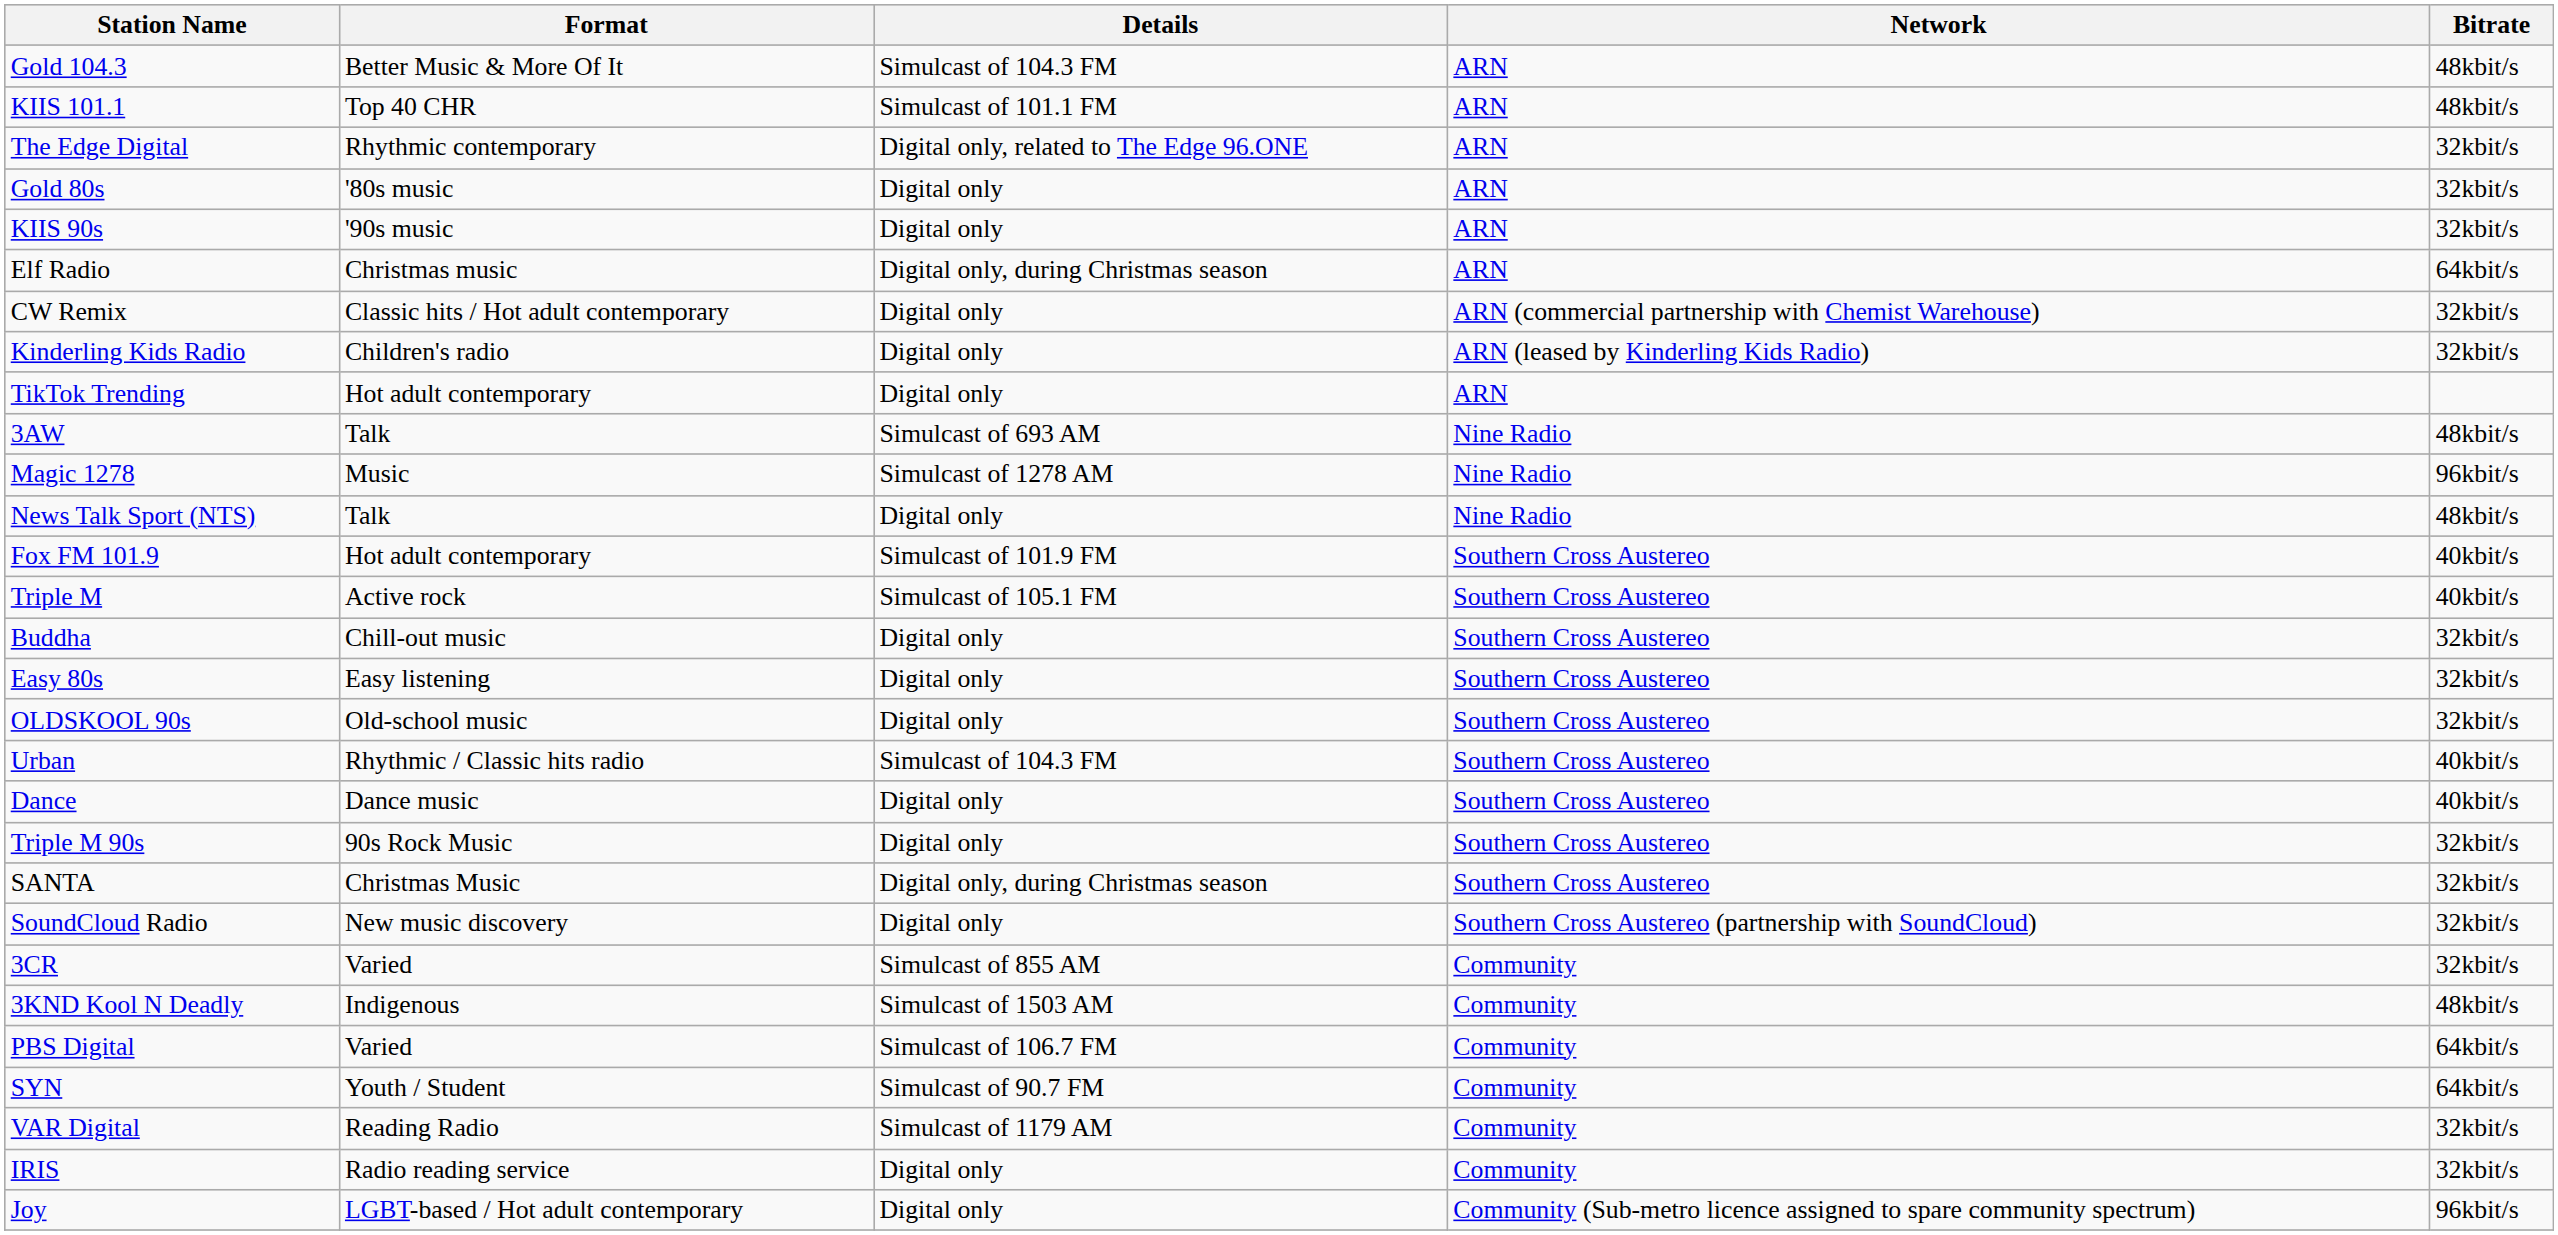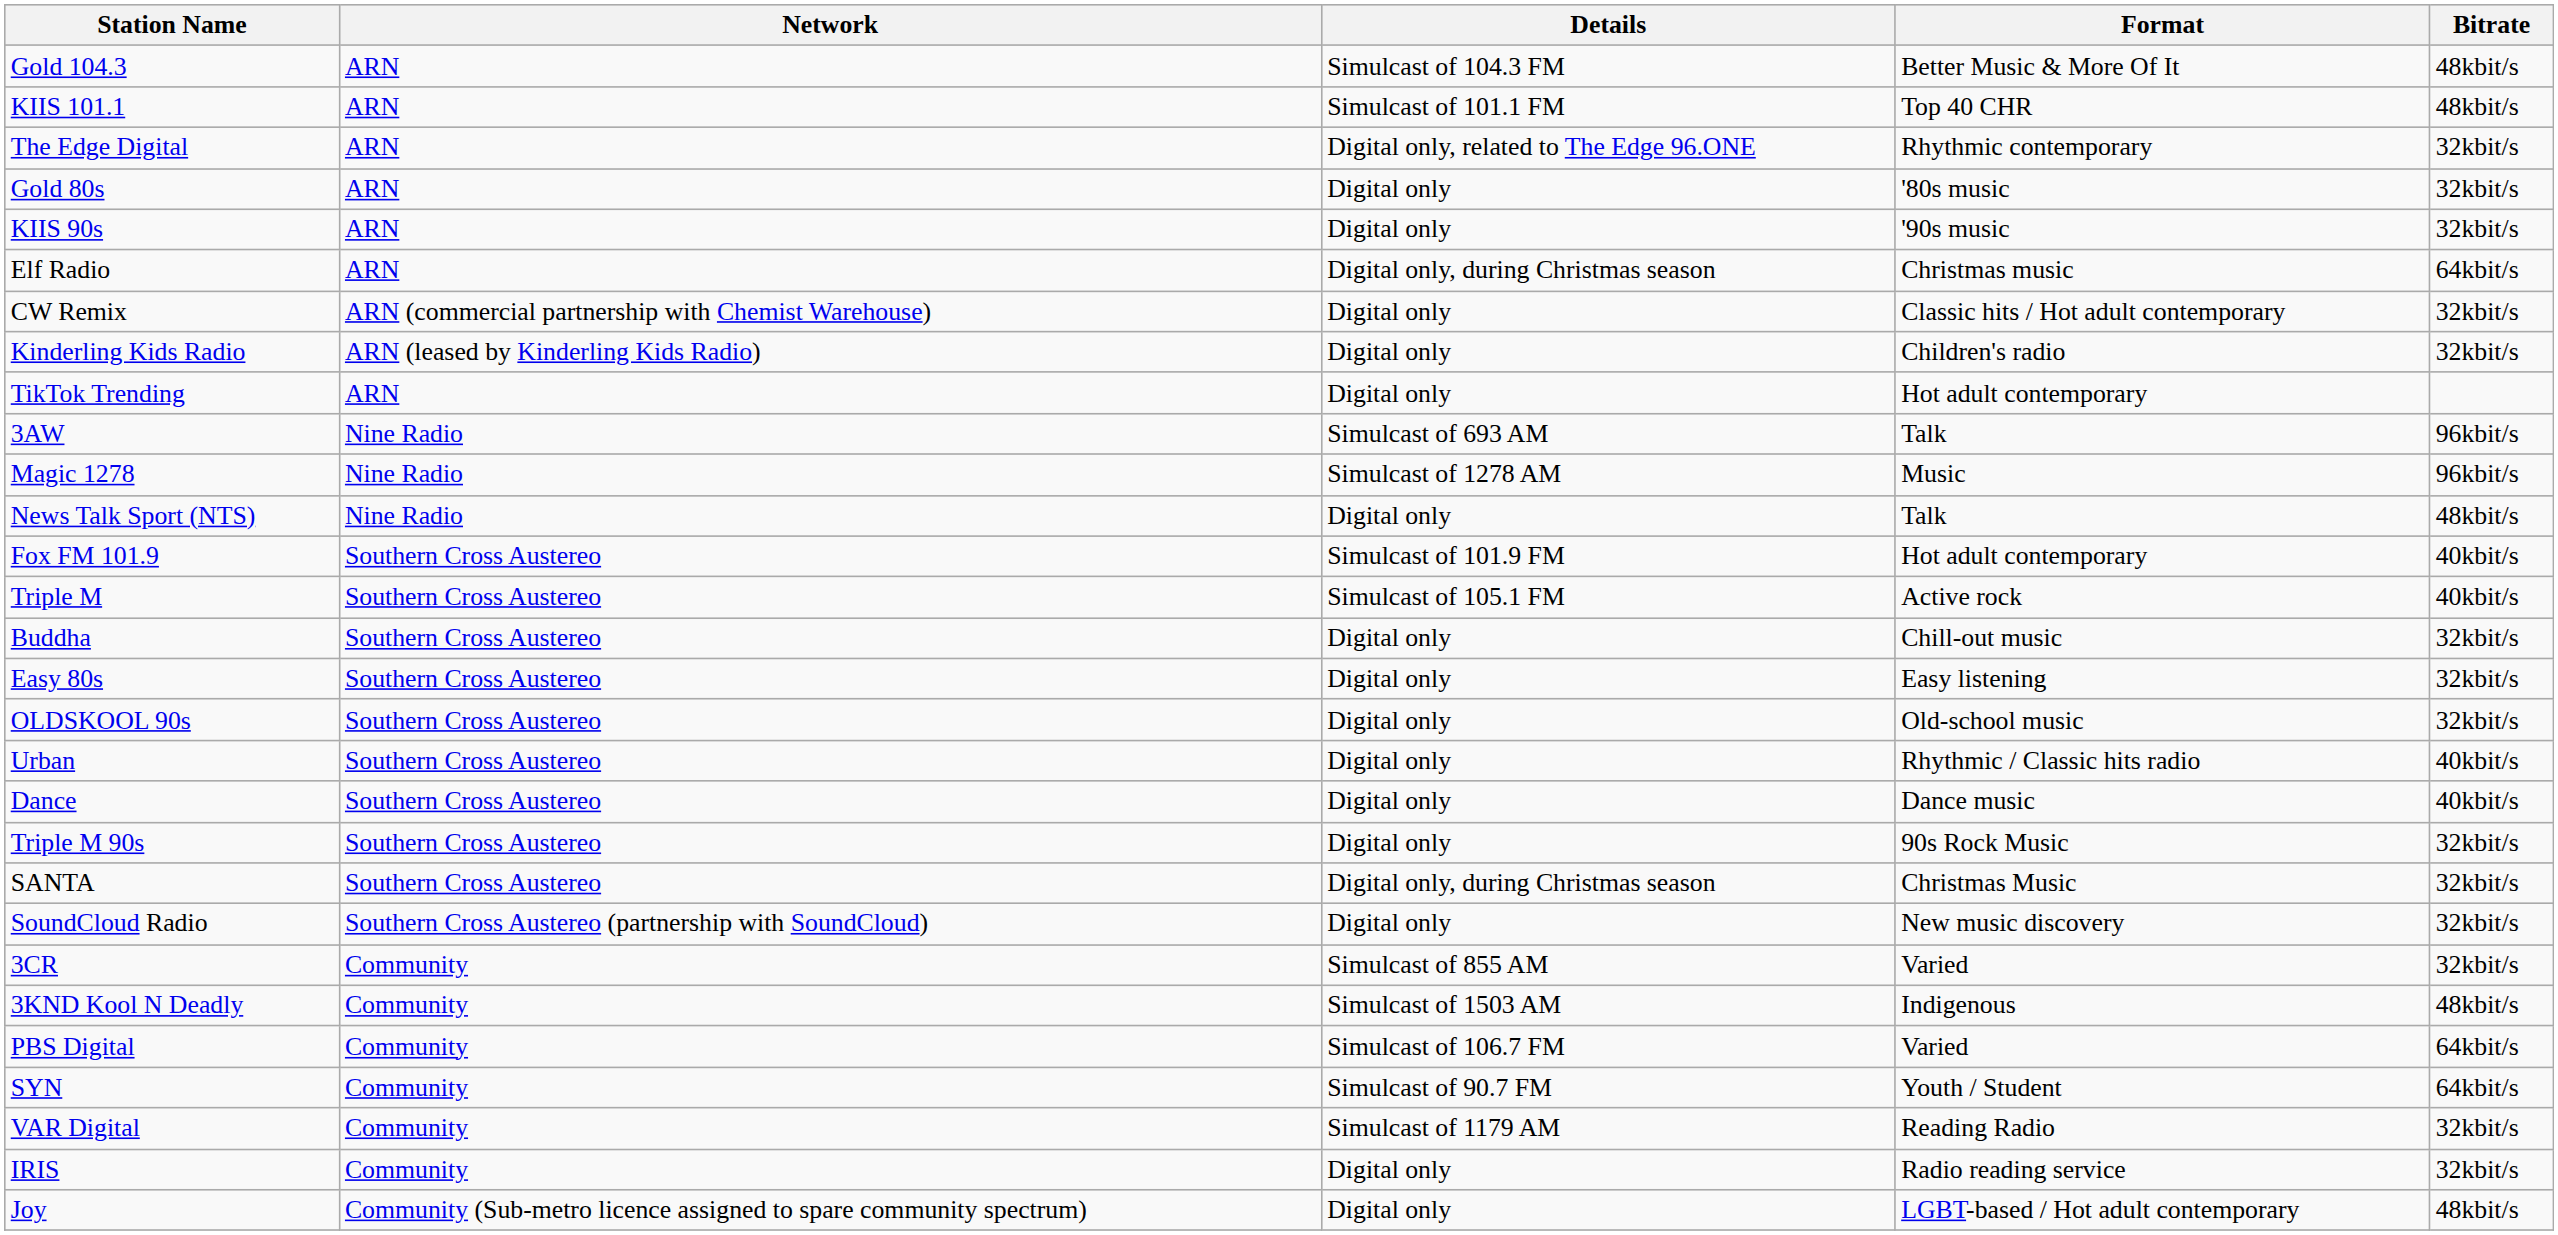columns swapped: (606, 24) <-> (1939, 24)
(2477, 433) 48kbit/s -> (2477, 433) 96kbit/s
(998, 760) Simulcast of 104.3 FM -> (1389, 760) Digital only
(2477, 1209) 96kbit/s -> (2477, 1209) 48kbit/s
